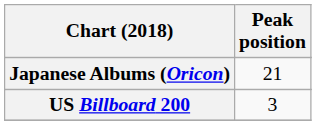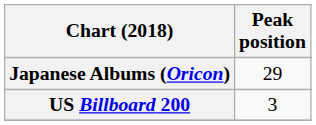(272, 73) 21 -> (272, 73) 29
